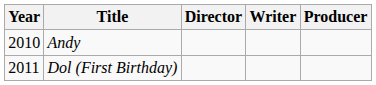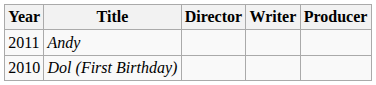(24, 42) 2010 -> (24, 42) 2011
(24, 67) 2011 -> (24, 67) 2010
